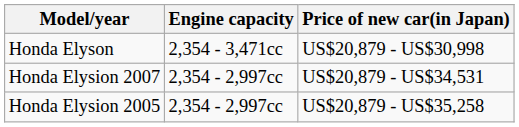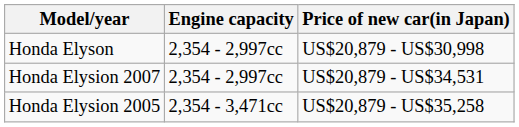(226, 48) 2,354 - 3,471cc -> (226, 48) 2,354 - 2,997cc
(226, 106) 2,354 - 2,997cc -> (226, 106) 2,354 - 3,471cc
